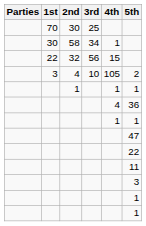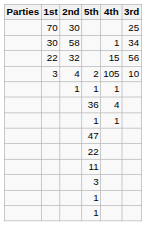columns swapped: (92, 12) <-> (132, 12)
